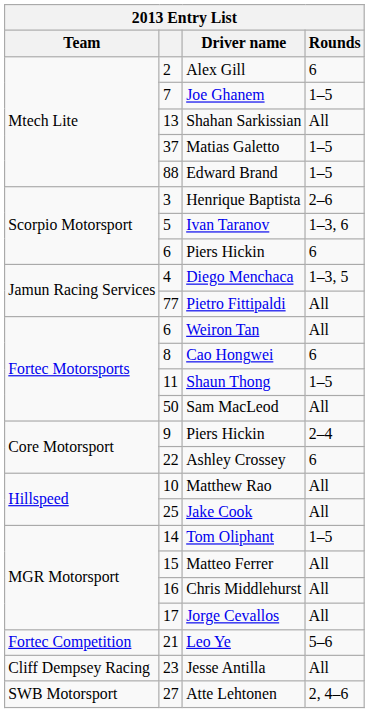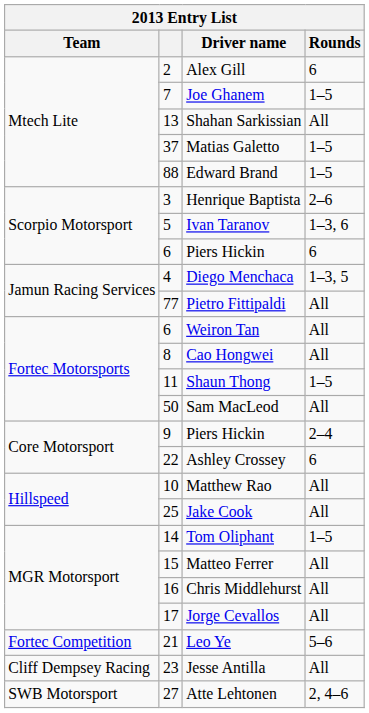(313, 355) 6 -> (319, 355) All
